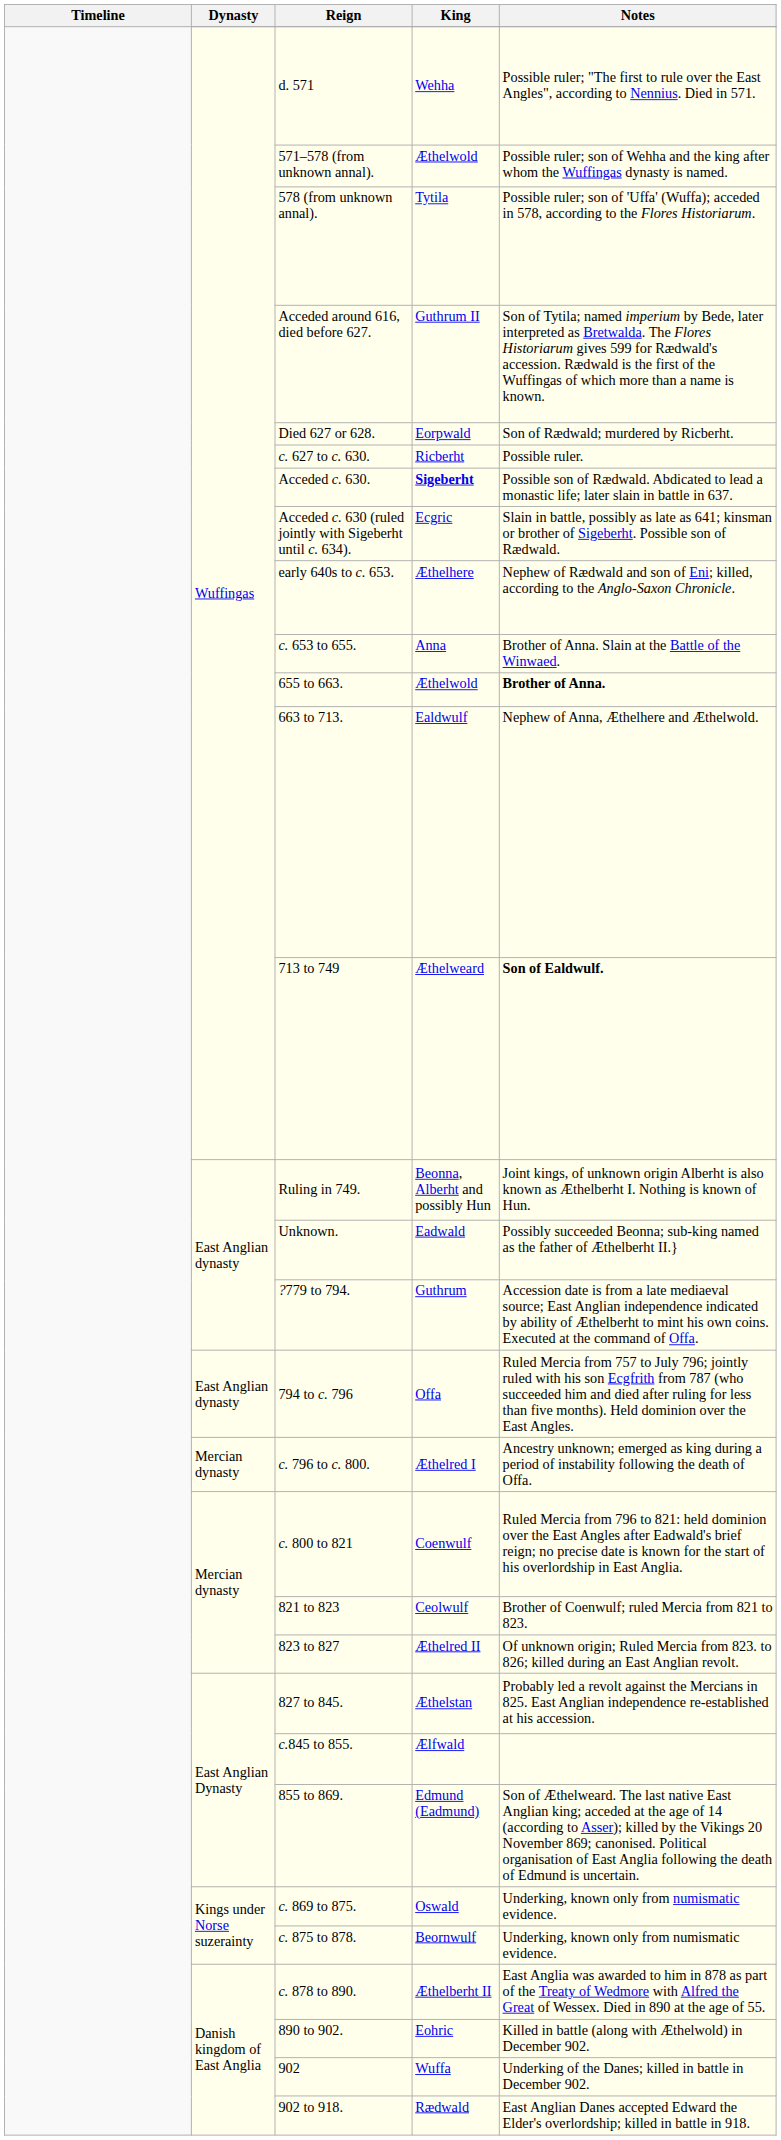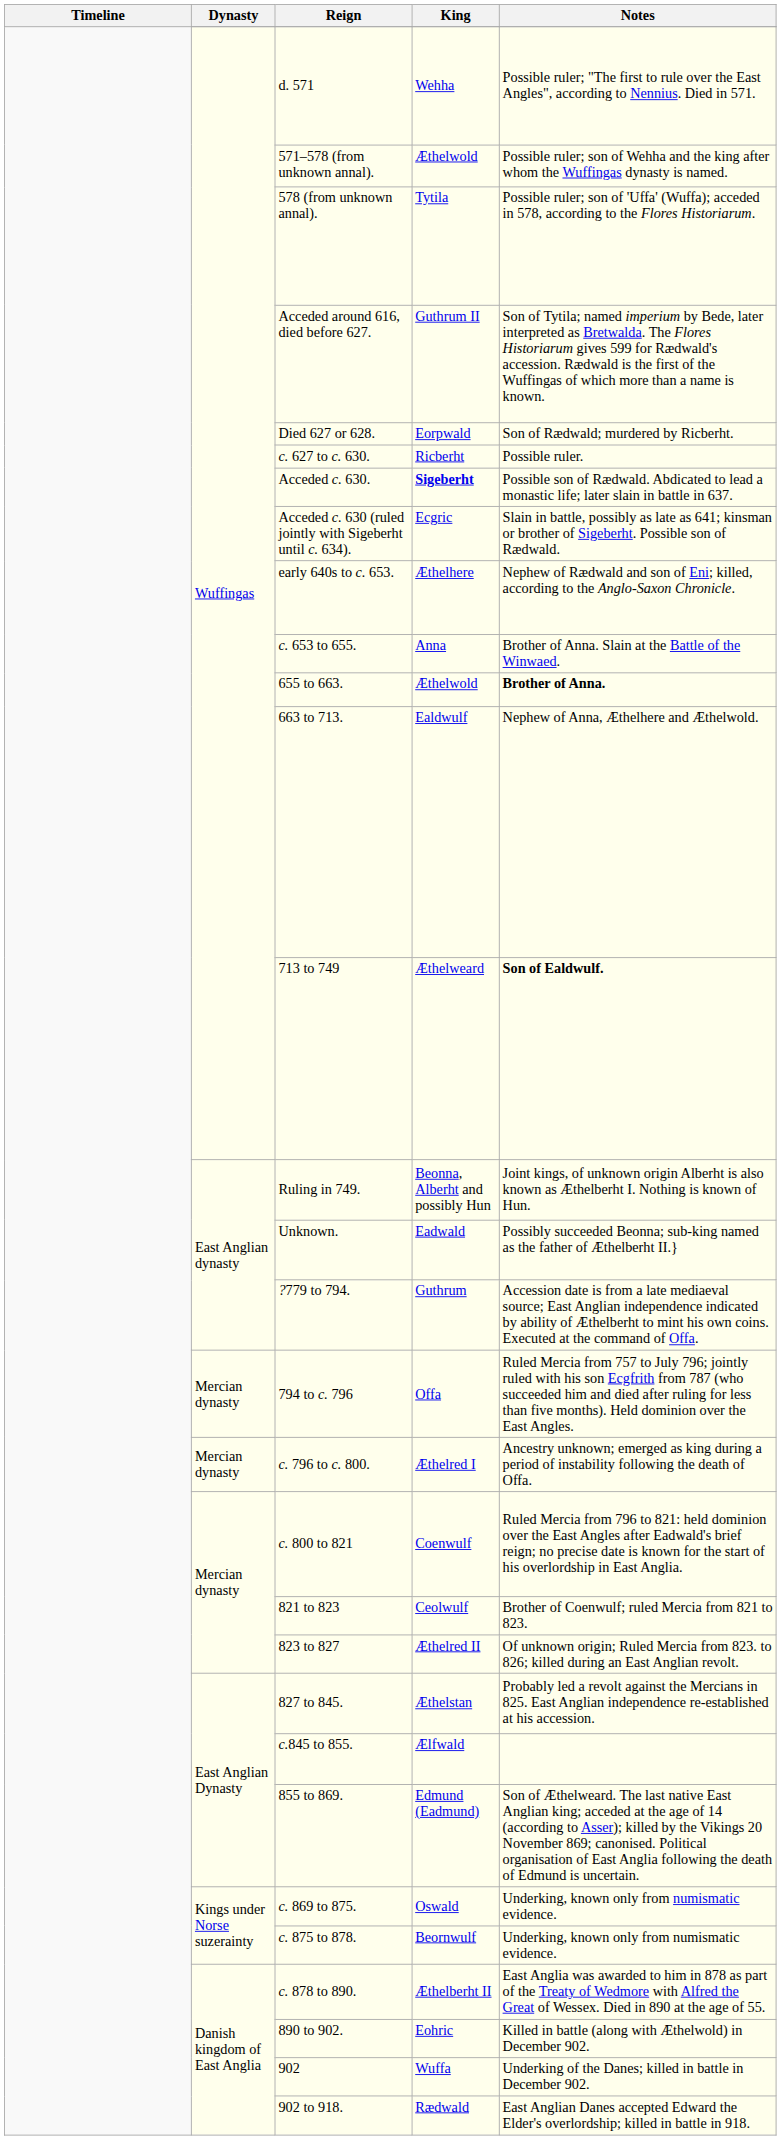(232, 1393) East Anglian dynasty -> (219, 1393) Mercian dynasty
